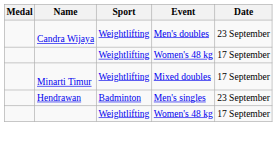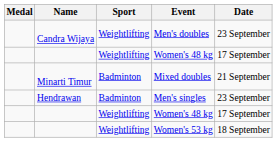(124, 76) Weightlifting -> (120, 76) Badminton
(244, 76) 17 September -> (244, 76) 21 September
+ row: (66, 130)
